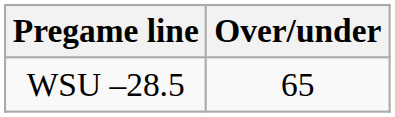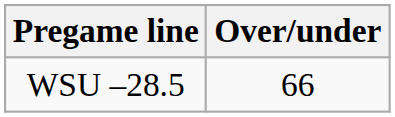(298, 84) 65 -> (298, 84) 66
